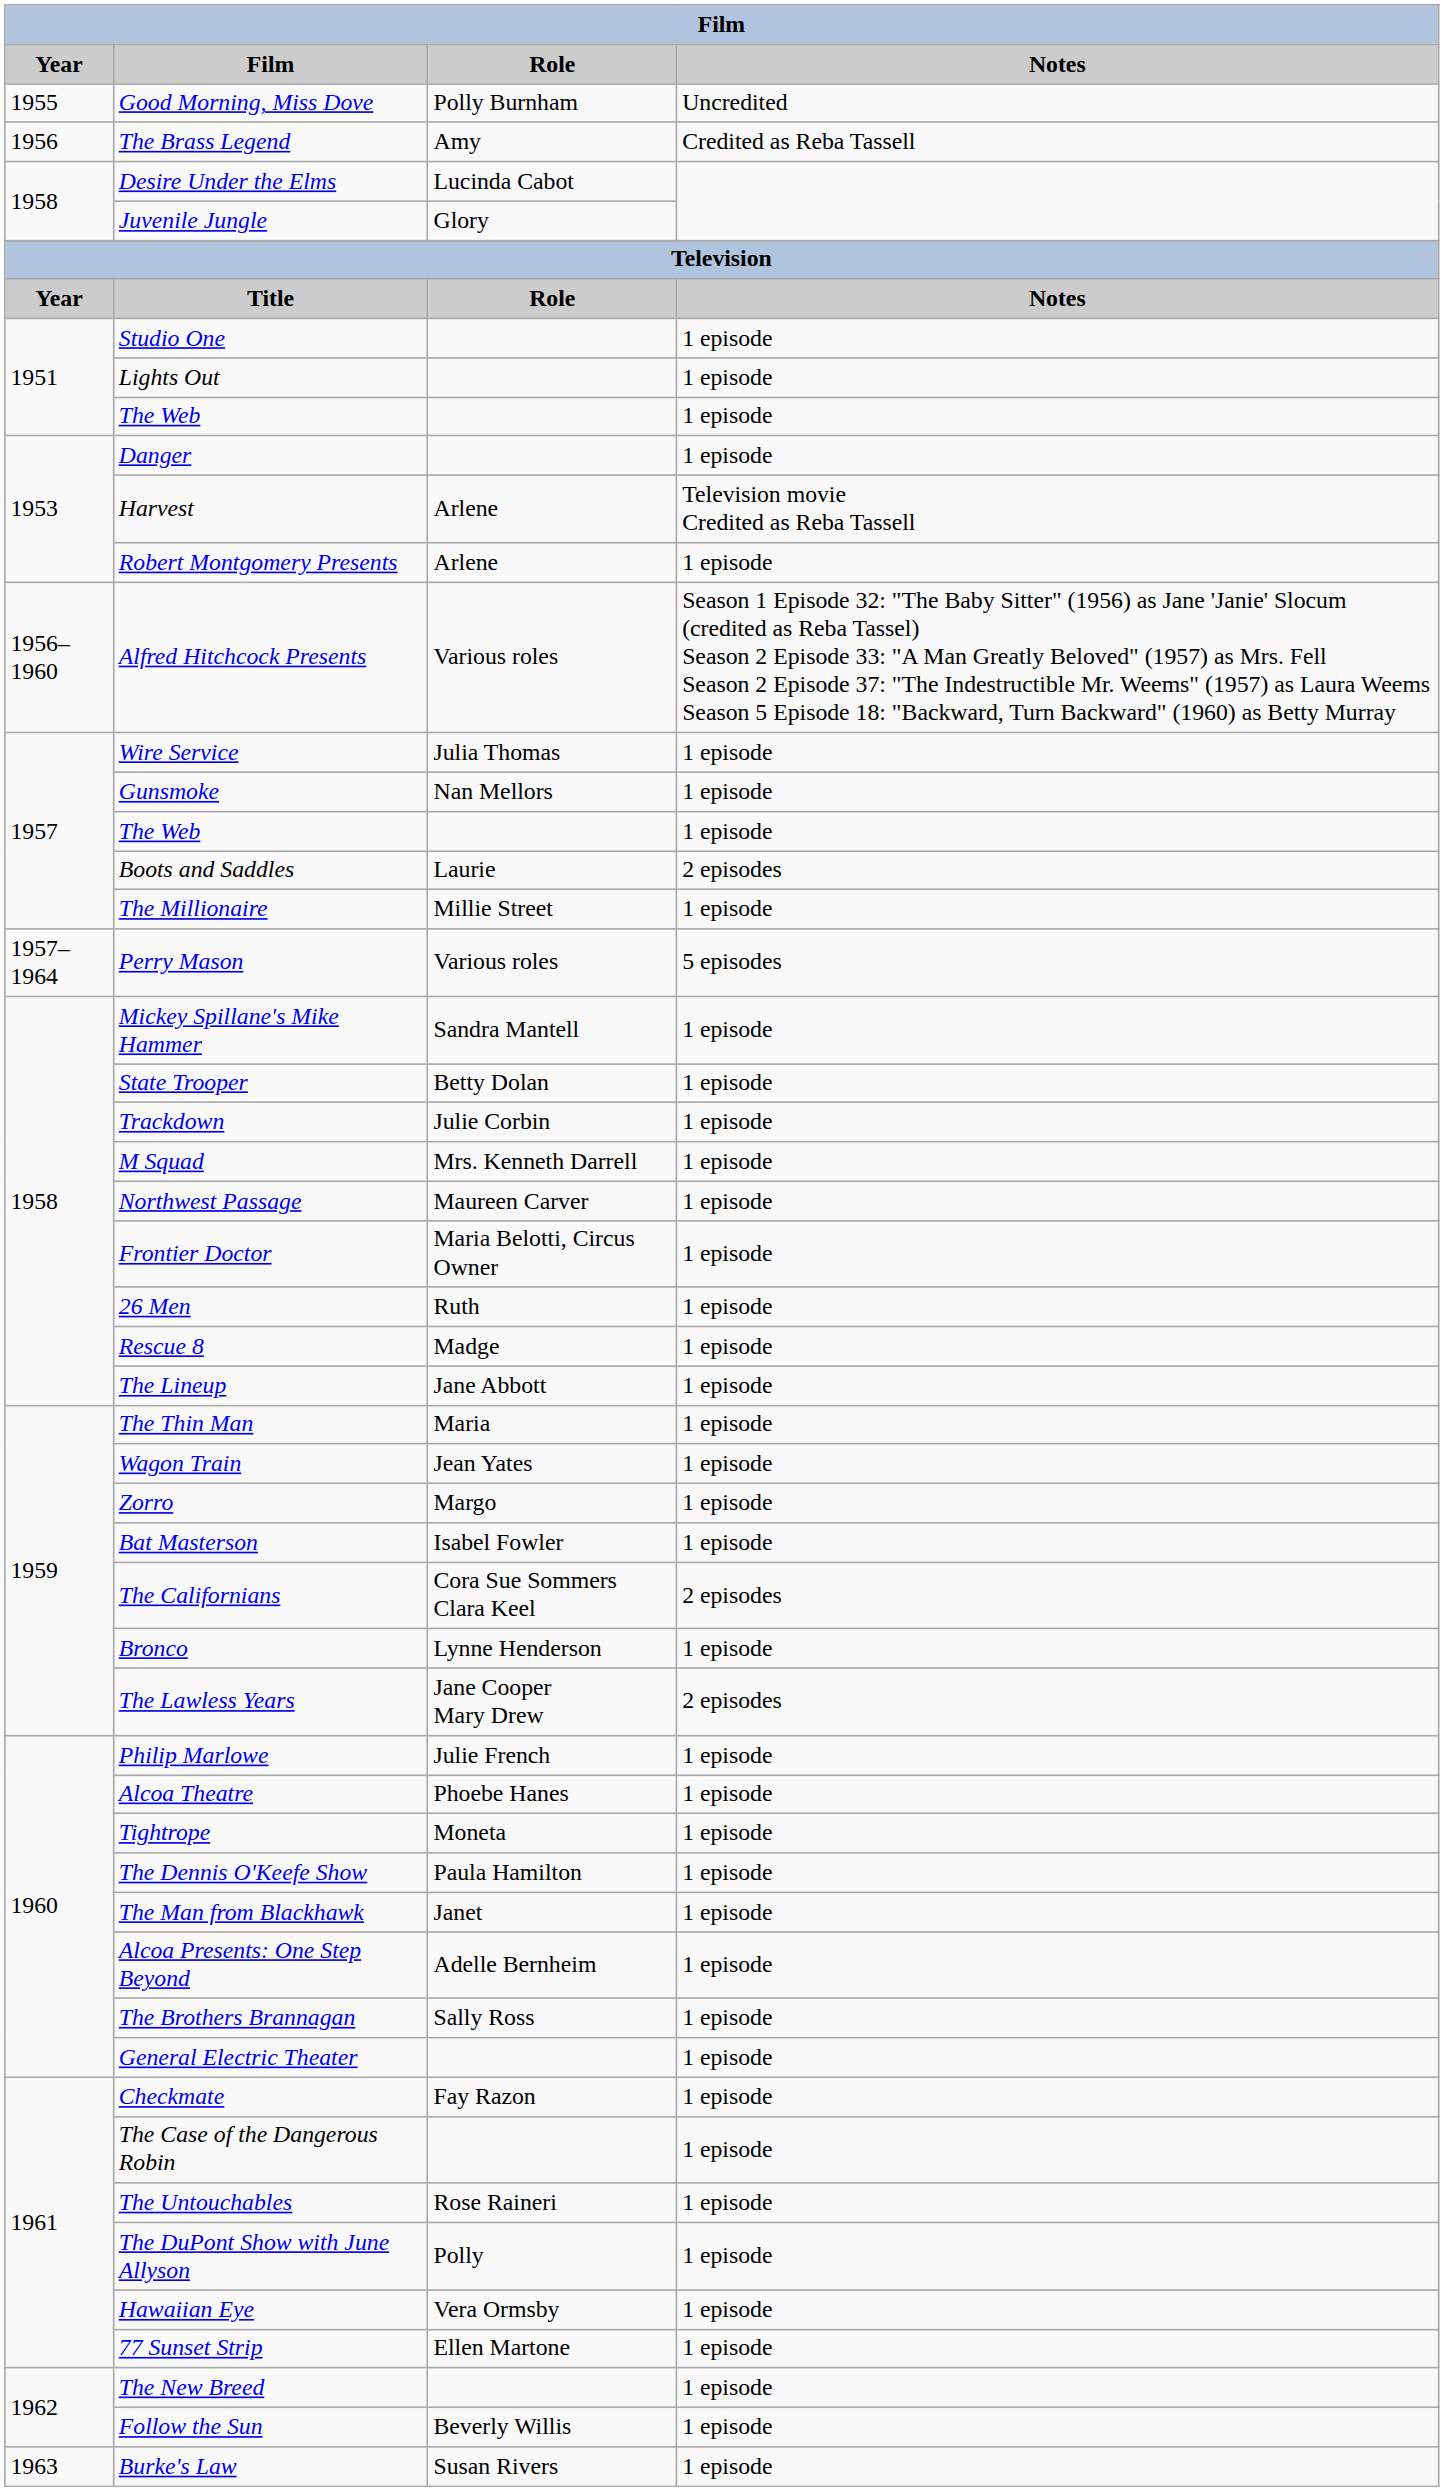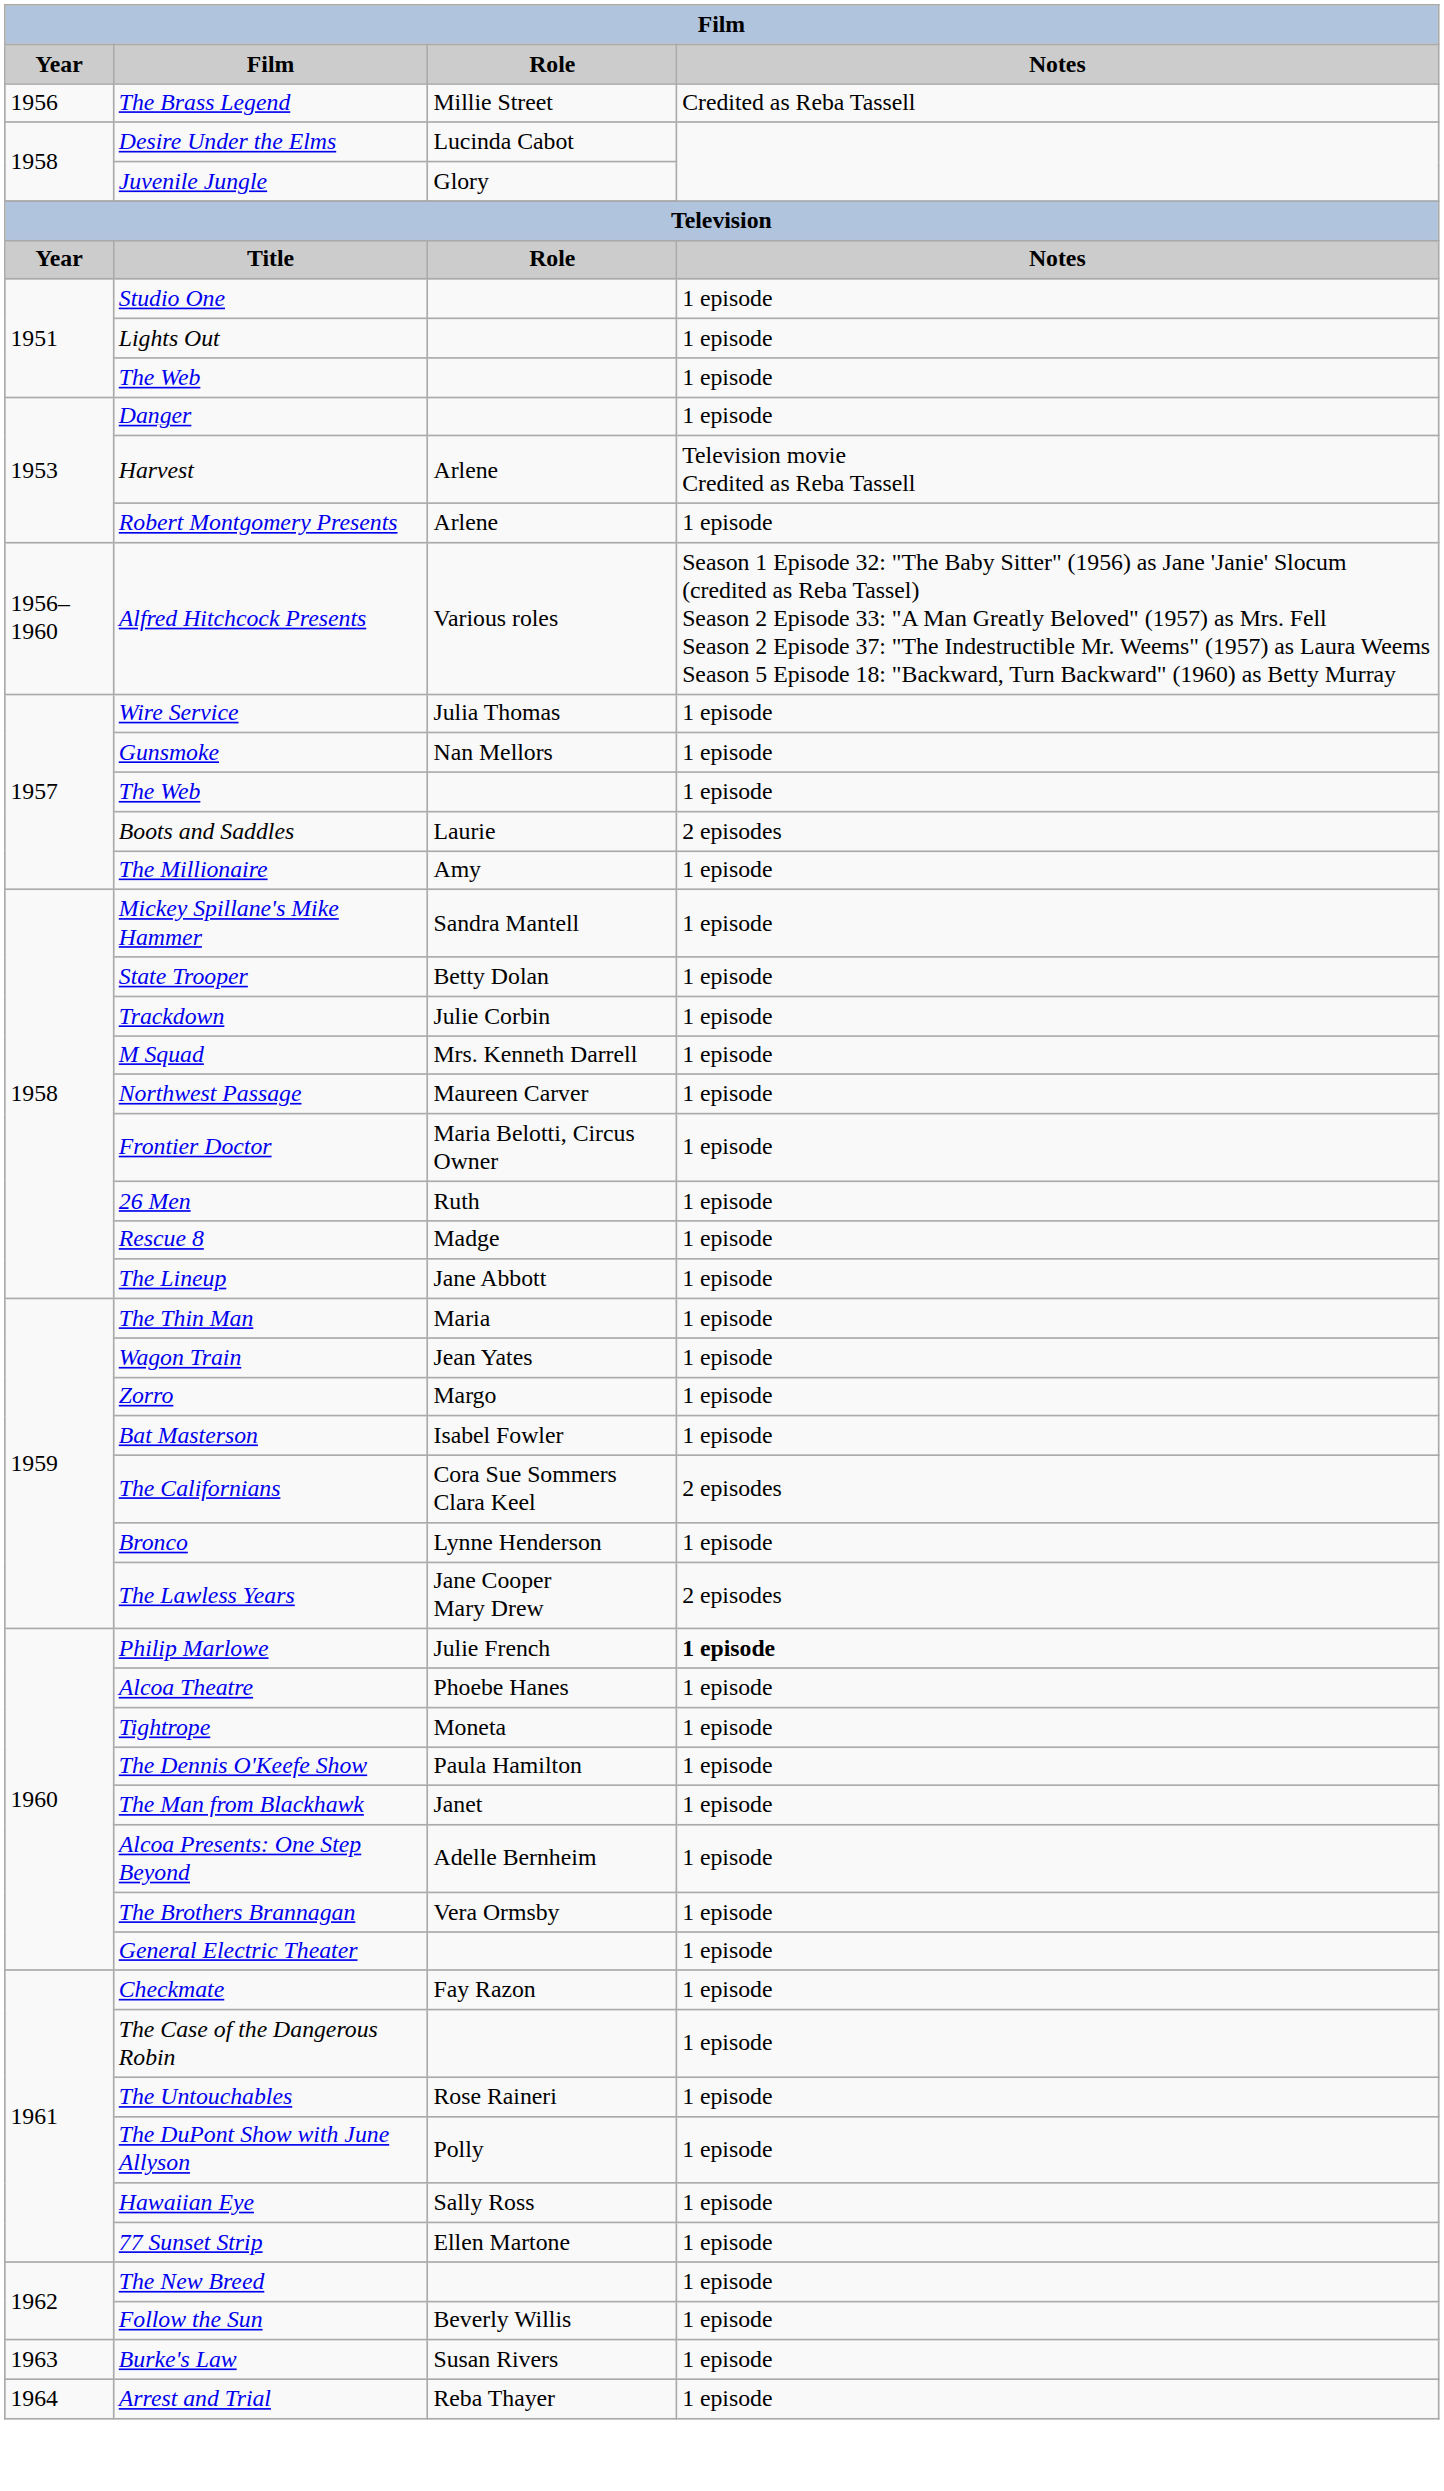- row: (34, 102)
(457, 142) Amy -> (493, 102) Millie Street
(493, 909) Millie Street -> (457, 870) Amy
- row: (40, 962)
(727, 1754) normal -> (729, 1648) bold
(484, 2018) Sally Ross -> (496, 1911) Vera Ormsby
(496, 2309) Vera Ormsby -> (484, 2202) Sally Ross
+ row: (34, 2398)
